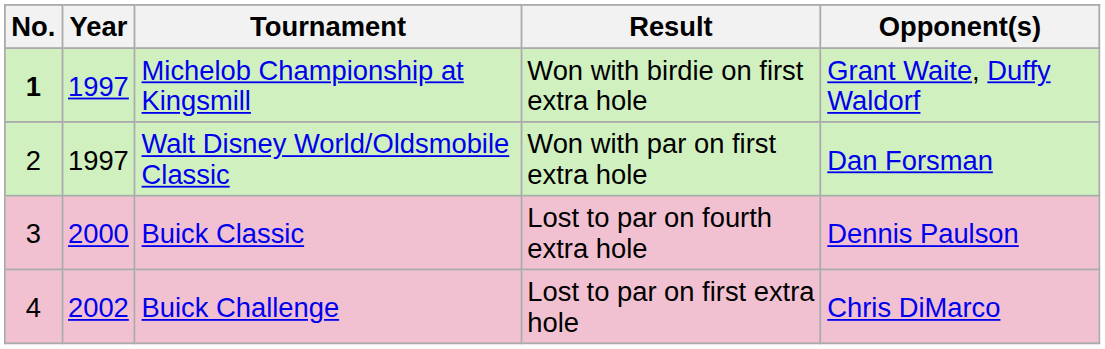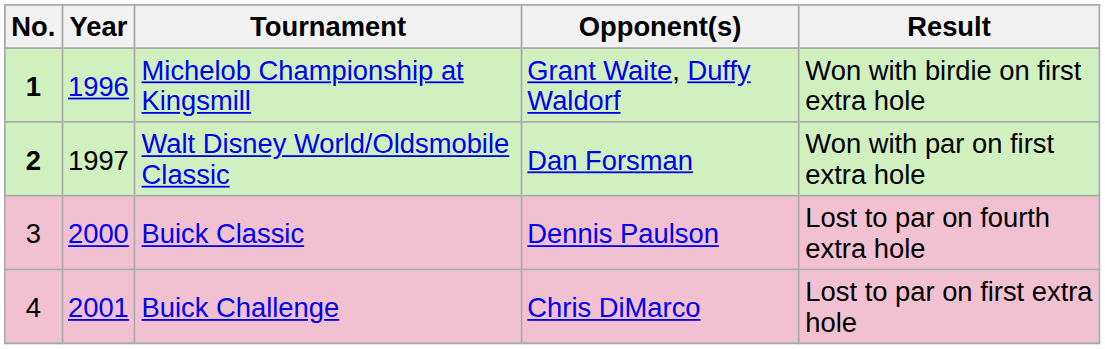columns swapped: (960, 27) <-> (671, 27)
(98, 85) 1997 -> (98, 85) 1996
(33, 159) normal -> (33, 159) bold
(98, 307) 2002 -> (98, 307) 2001
